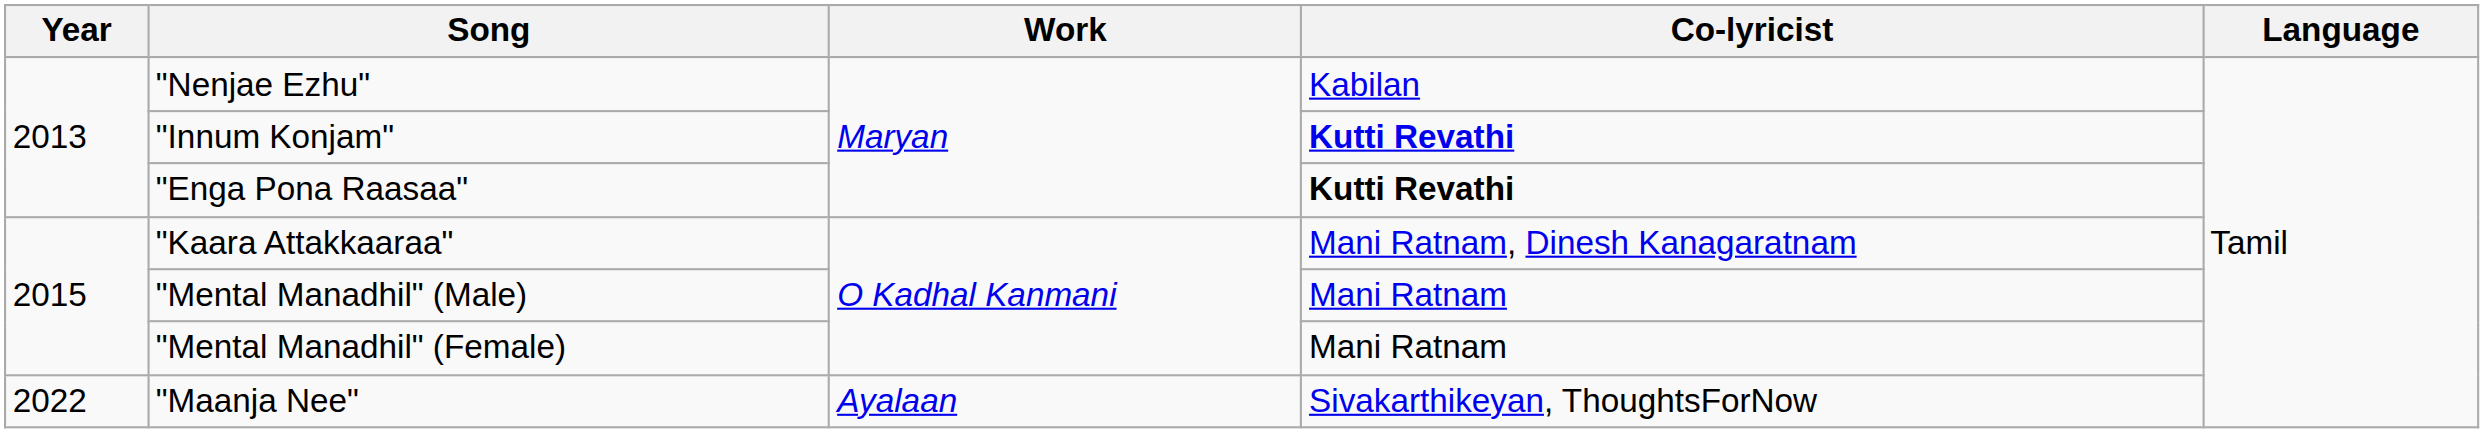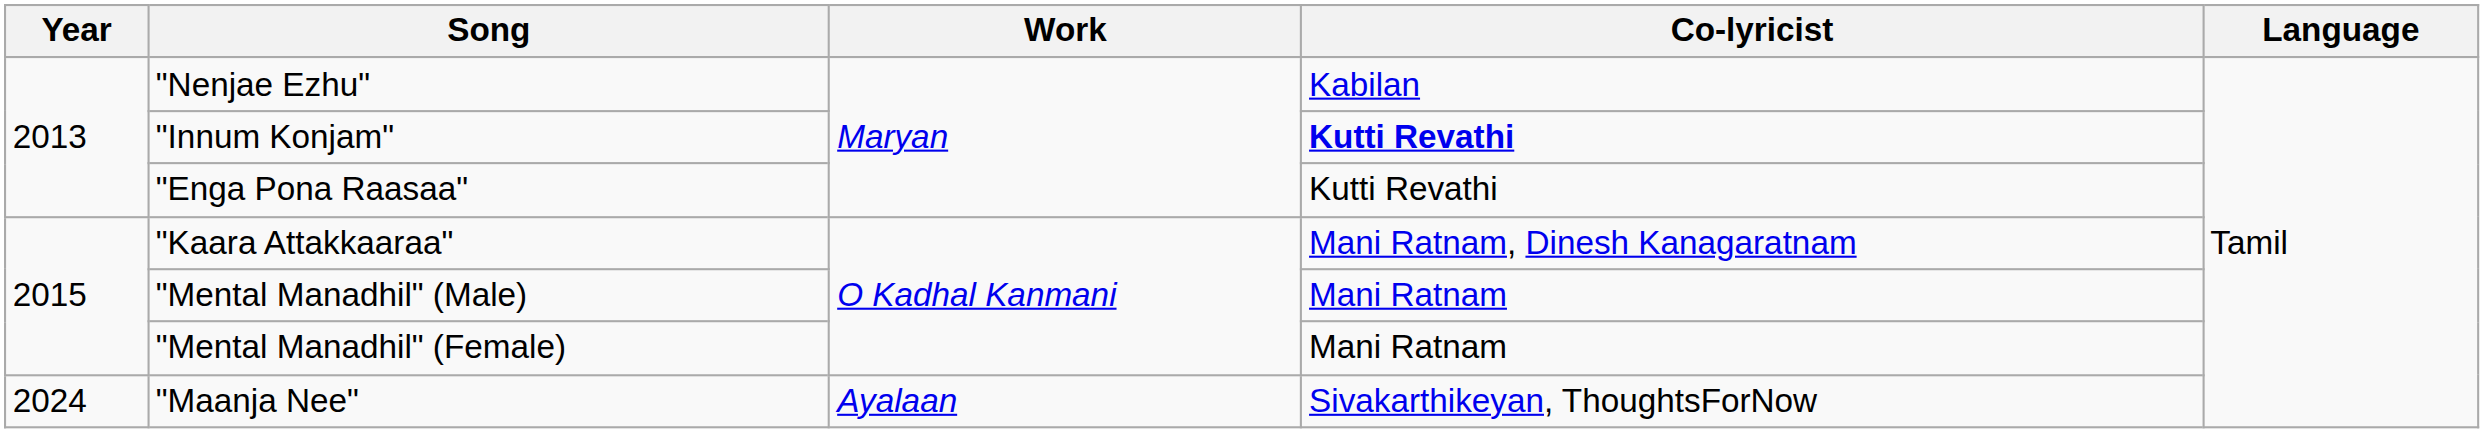(1412, 189) bold -> (1403, 189) normal
(50, 400) 2022 -> (50, 400) 2024
